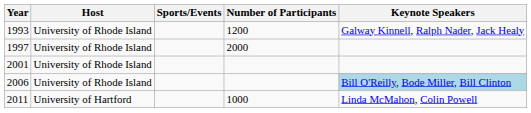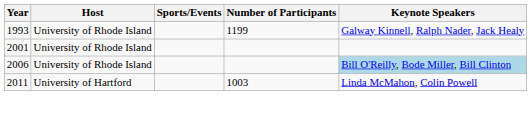(237, 30) 1200 -> (237, 30) 1199
- row: (18, 47)
(237, 99) 1000 -> (237, 82) 1003
